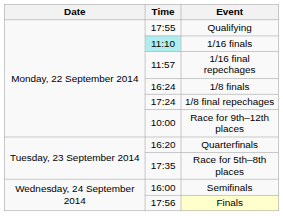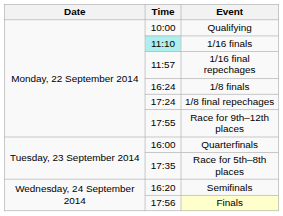(163, 28) 17:55 -> (163, 28) 10:00
(163, 123) 10:00 -> (163, 123) 17:55
(163, 144) 16:20 -> (163, 144) 16:00
(163, 187) 16:00 -> (163, 187) 16:20
